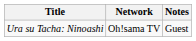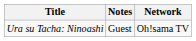columns swapped: (134, 12) <-> (177, 12)
